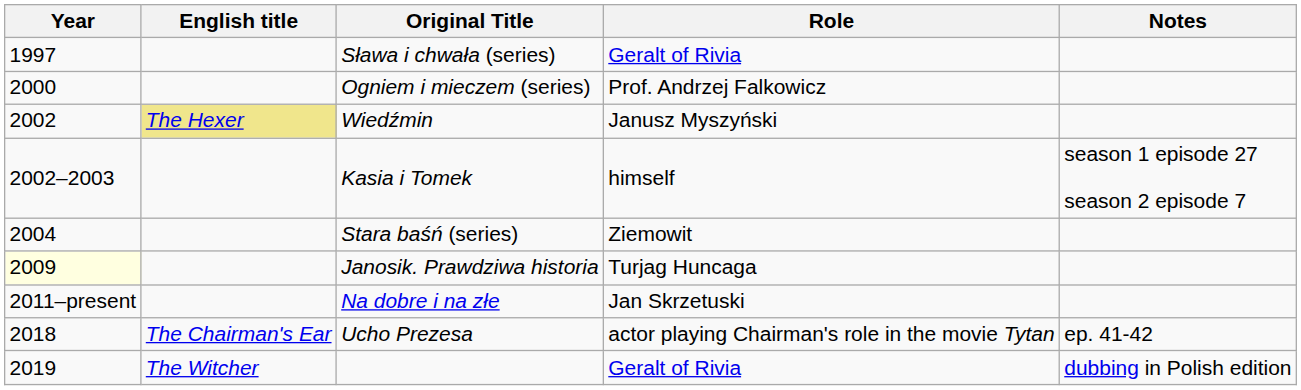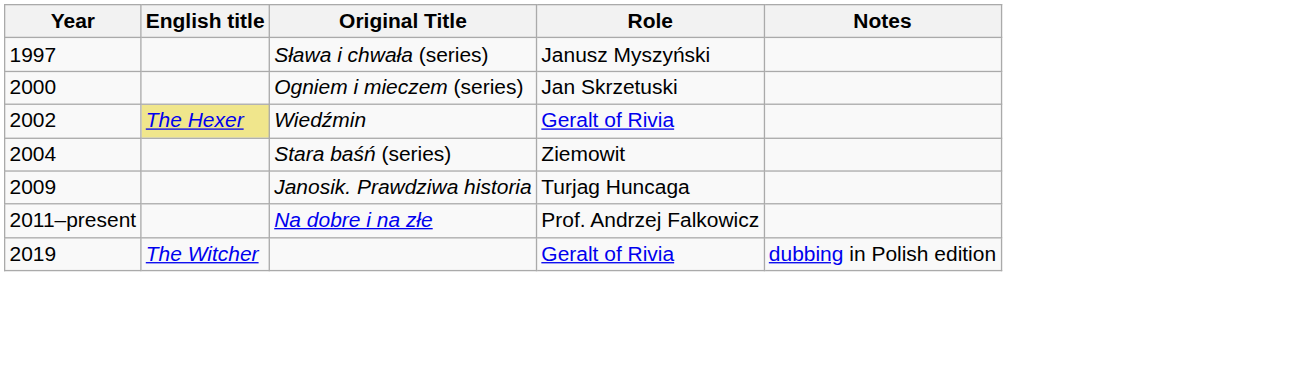(675, 54) Geralt of Rivia -> (626, 54) Janusz Myszyński
(717, 87) Prof. Andrzej Falkowicz -> (609, 87) Jan Skrzetuski
(693, 120) Janusz Myszyński -> (608, 120) Geralt of Rivia
- row: (407, 177)
(33, 267) lightyellow background -> (33, 187) no background
(676, 300) Jan Skrzetuski -> (650, 220) Prof. Andrzej Falkowicz
- row: (407, 334)
